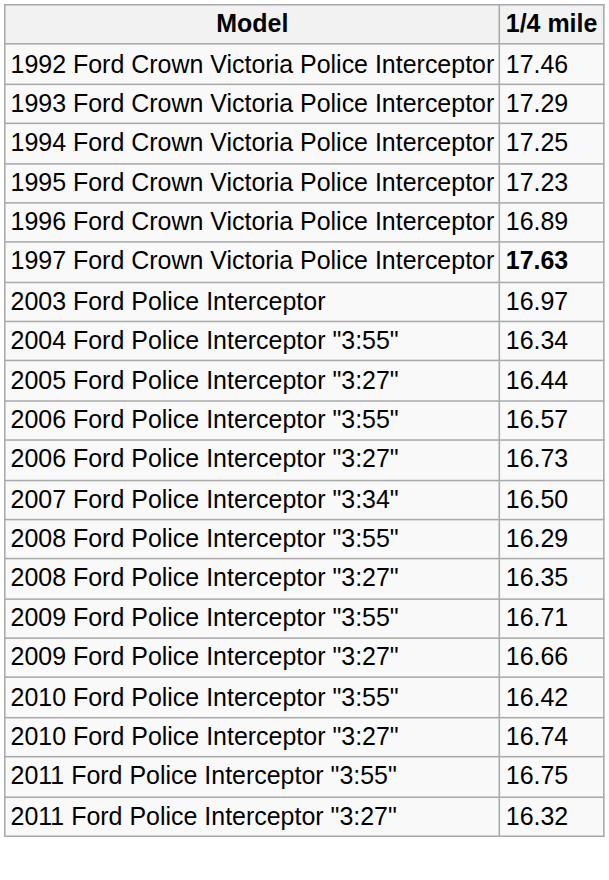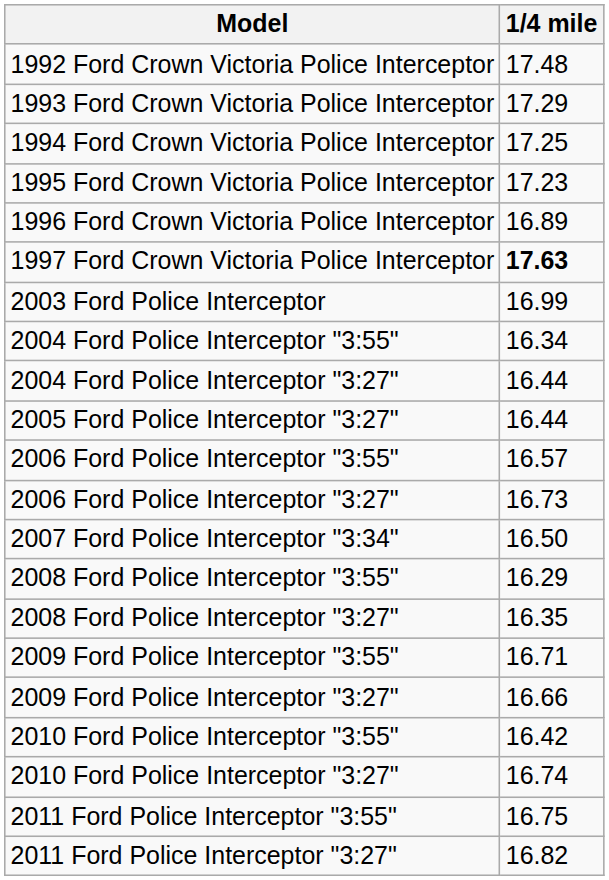(537, 63) 17.46 -> (537, 63) 17.48
(537, 301) 16.97 -> (537, 301) 16.99
+ row: (205, 380)
(537, 815) 16.32 -> (537, 855) 16.82
